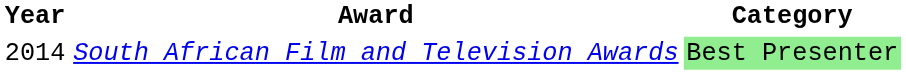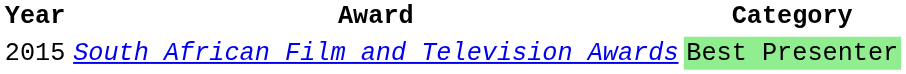(35, 53) 2014 -> (35, 53) 2015
